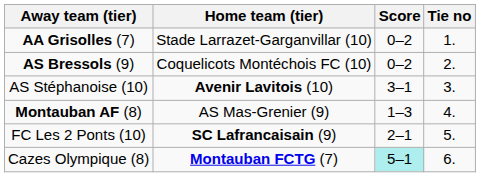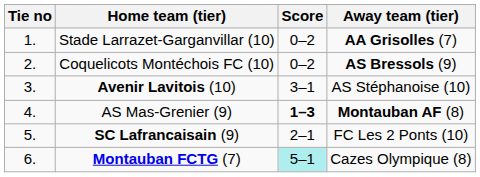columns swapped: (449, 16) <-> (79, 16)
(400, 111) normal -> (302, 111) bold
